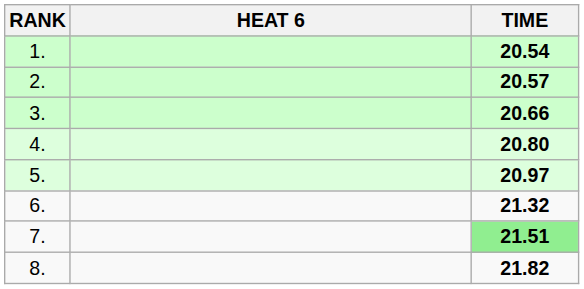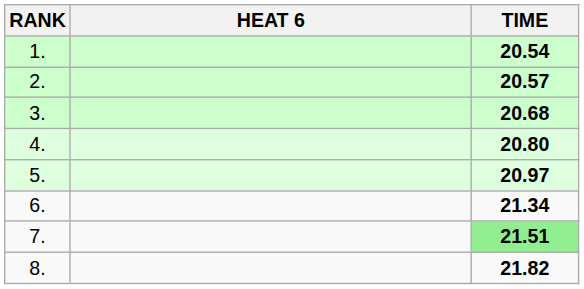(525, 113) 20.66 -> (525, 113) 20.68
(525, 206) 21.32 -> (525, 206) 21.34
